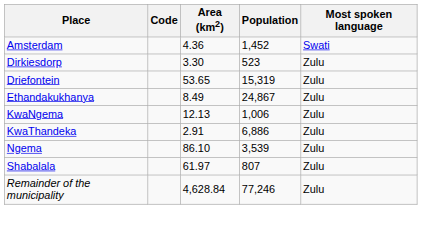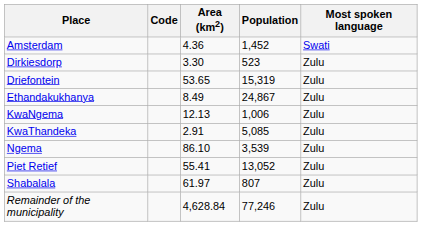(255, 131) 6,886 -> (255, 131) 5,085
+ row: (32, 166)
